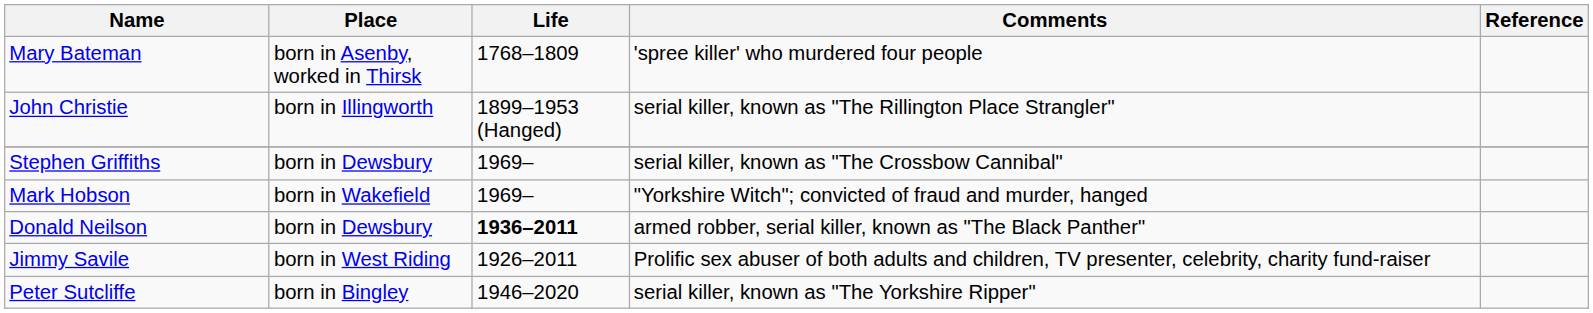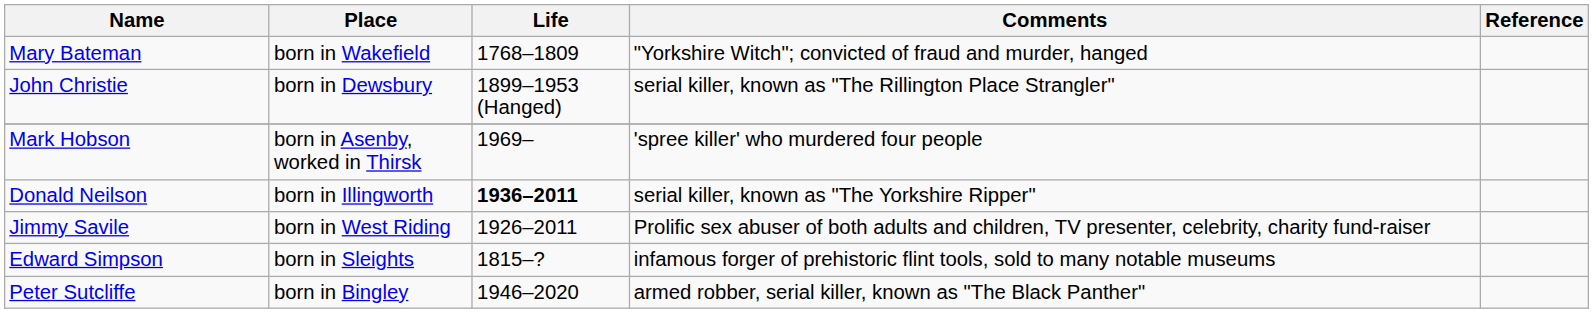(348, 64) born in Asenby, worked in Thirsk -> (352, 52) born in Wakefield
(808, 52) 'spree killer' who murdered four people -> (891, 52) "Yorkshire Witch"; convicted of fraud and murder, hanged
(354, 107) born in Illingworth -> (353, 85) born in Dewsbury
- row: (85, 163)
(352, 195) born in Wakefield -> (348, 151) born in Asenby, worked in Thirsk
(891, 195) "Yorkshire Witch"; convicted of fraud and murder, hanged -> (808, 140) 'spree killer' who murdered four people
(353, 227) born in Dewsbury -> (354, 195) born in Illingworth
(889, 227) armed robber, serial killer, known as "The Black Panther" -> (835, 195) serial killer, known as "The Yorkshire Ripper"
+ row: (86, 259)
(835, 291) serial killer, known as "The Yorkshire Ripper" -> (889, 291) armed robber, serial killer, known as "The Black Panther"
